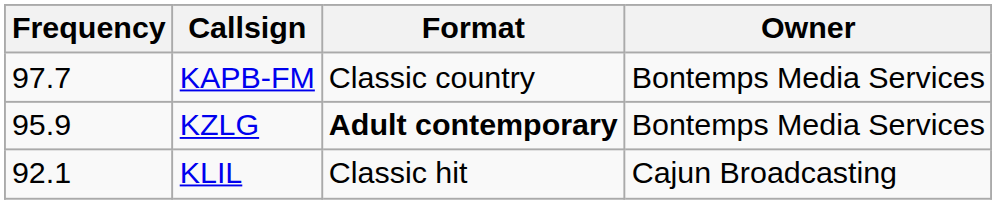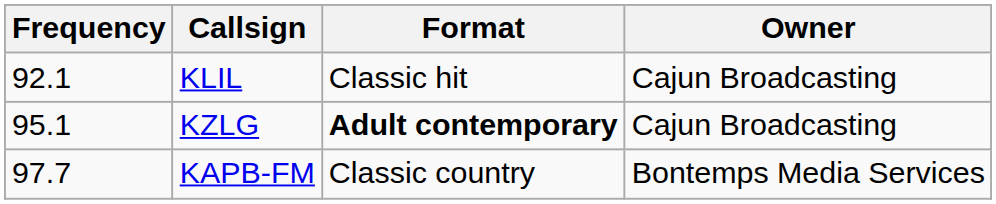rows swapped: (211, 173) <-> (247, 76)
(42, 125) 95.9 -> (42, 125) 95.1
(808, 125) Bontemps Media Services -> (764, 125) Cajun Broadcasting
